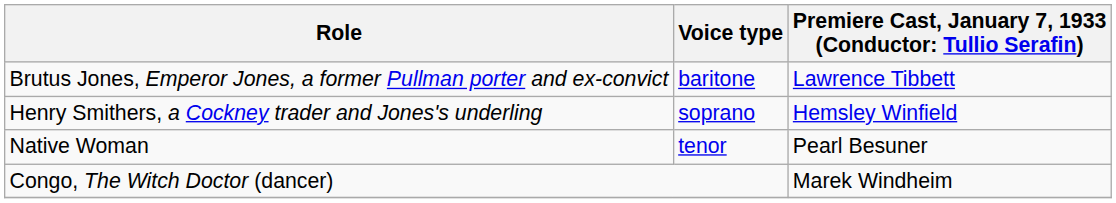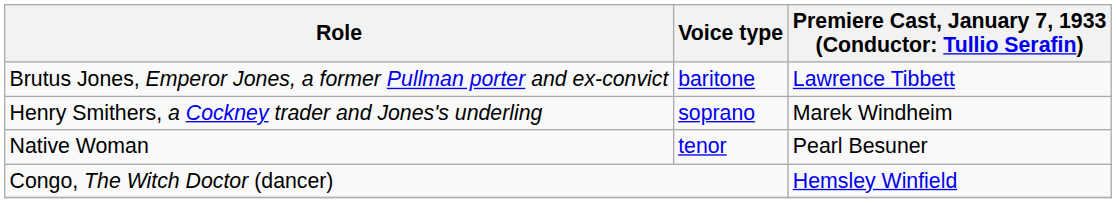(875, 112) Hemsley Winfield -> (873, 112) Marek Windheim
(873, 180) Marek Windheim -> (875, 180) Hemsley Winfield
